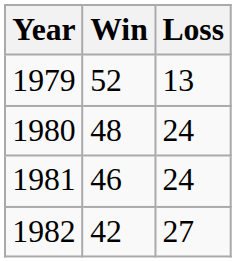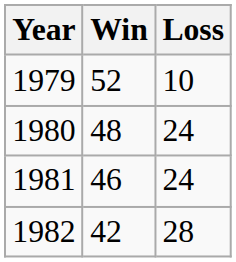(178, 79) 13 -> (178, 79) 10
(178, 230) 27 -> (178, 230) 28
